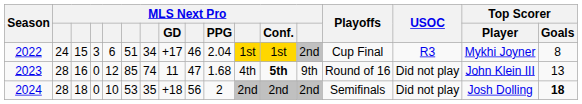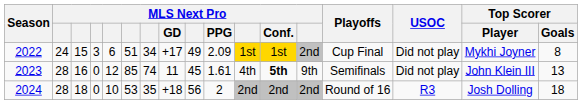(195, 52) 46 -> (195, 52) 49
(219, 52) 2.04 -> (219, 52) 2.09
(428, 52) R3 -> (428, 52) Did not play
(195, 71) 47 -> (195, 71) 45
(219, 71) 1.68 -> (219, 71) 1.61
(358, 71) Round of 16 -> (358, 71) Semifinals
(358, 90) Semifinals -> (358, 90) Round of 16
(428, 90) Did not play -> (428, 90) R3
(558, 90) bold -> (558, 90) normal
